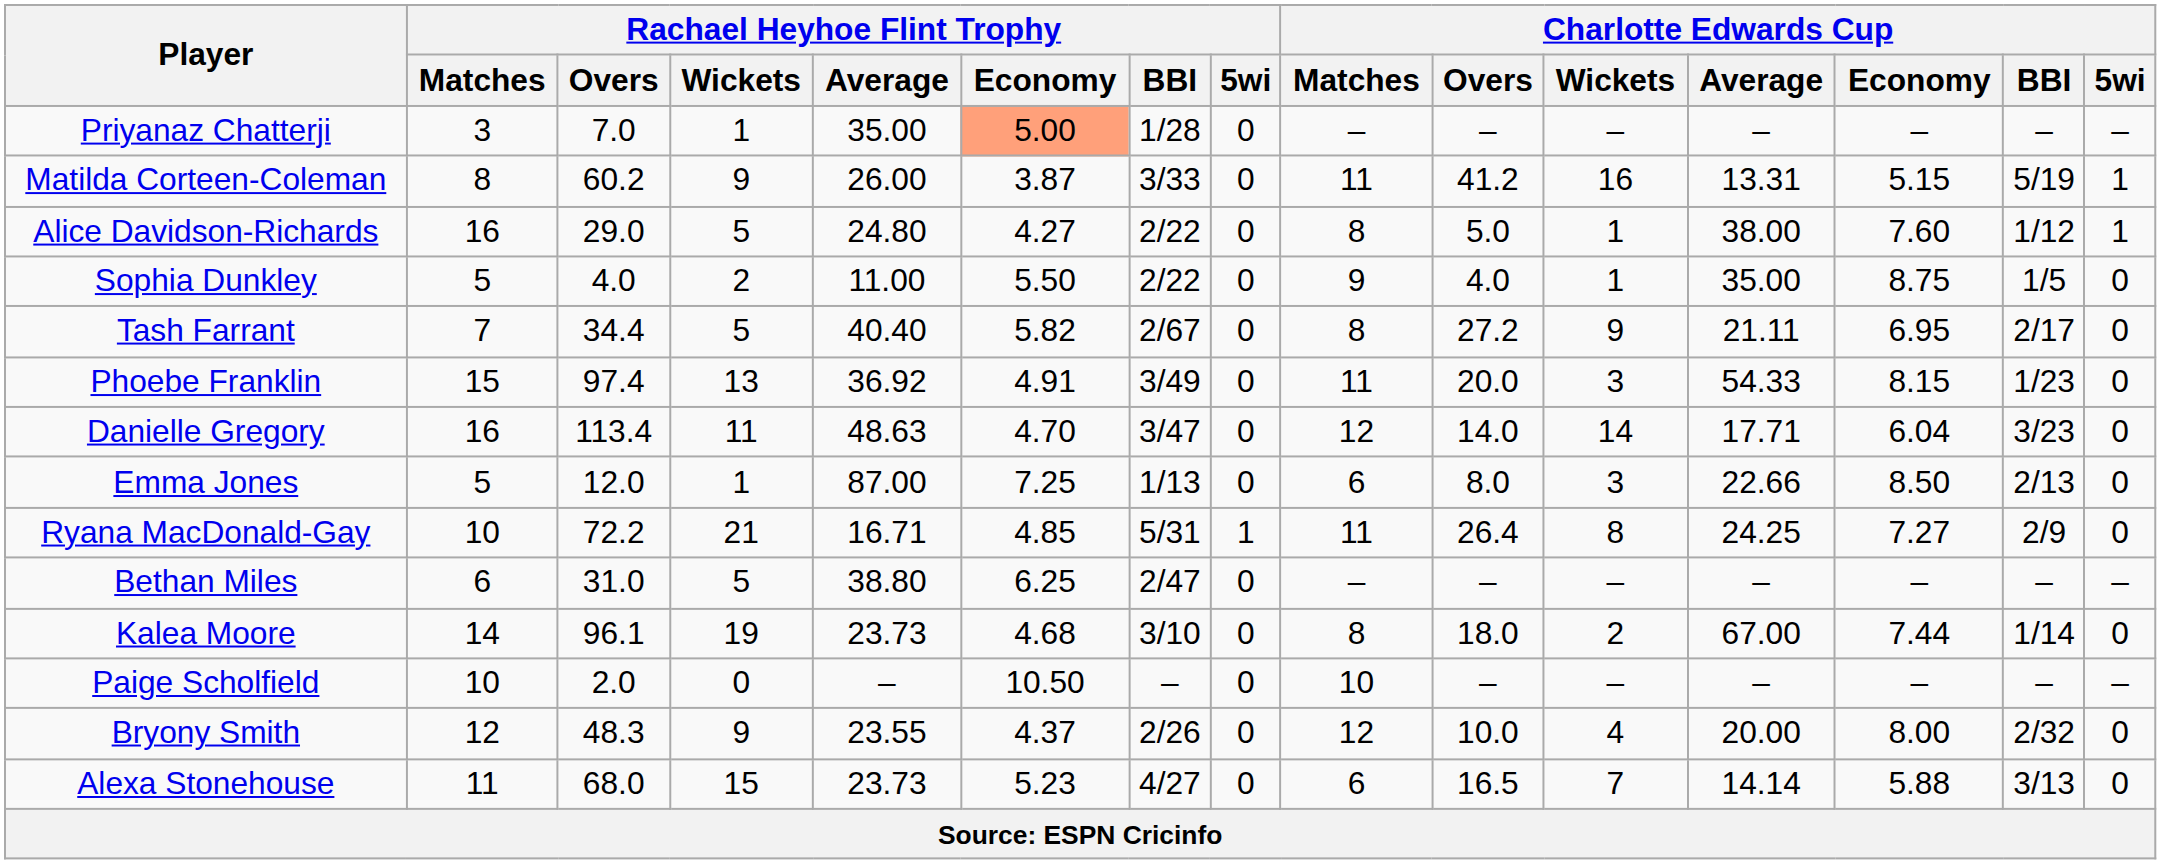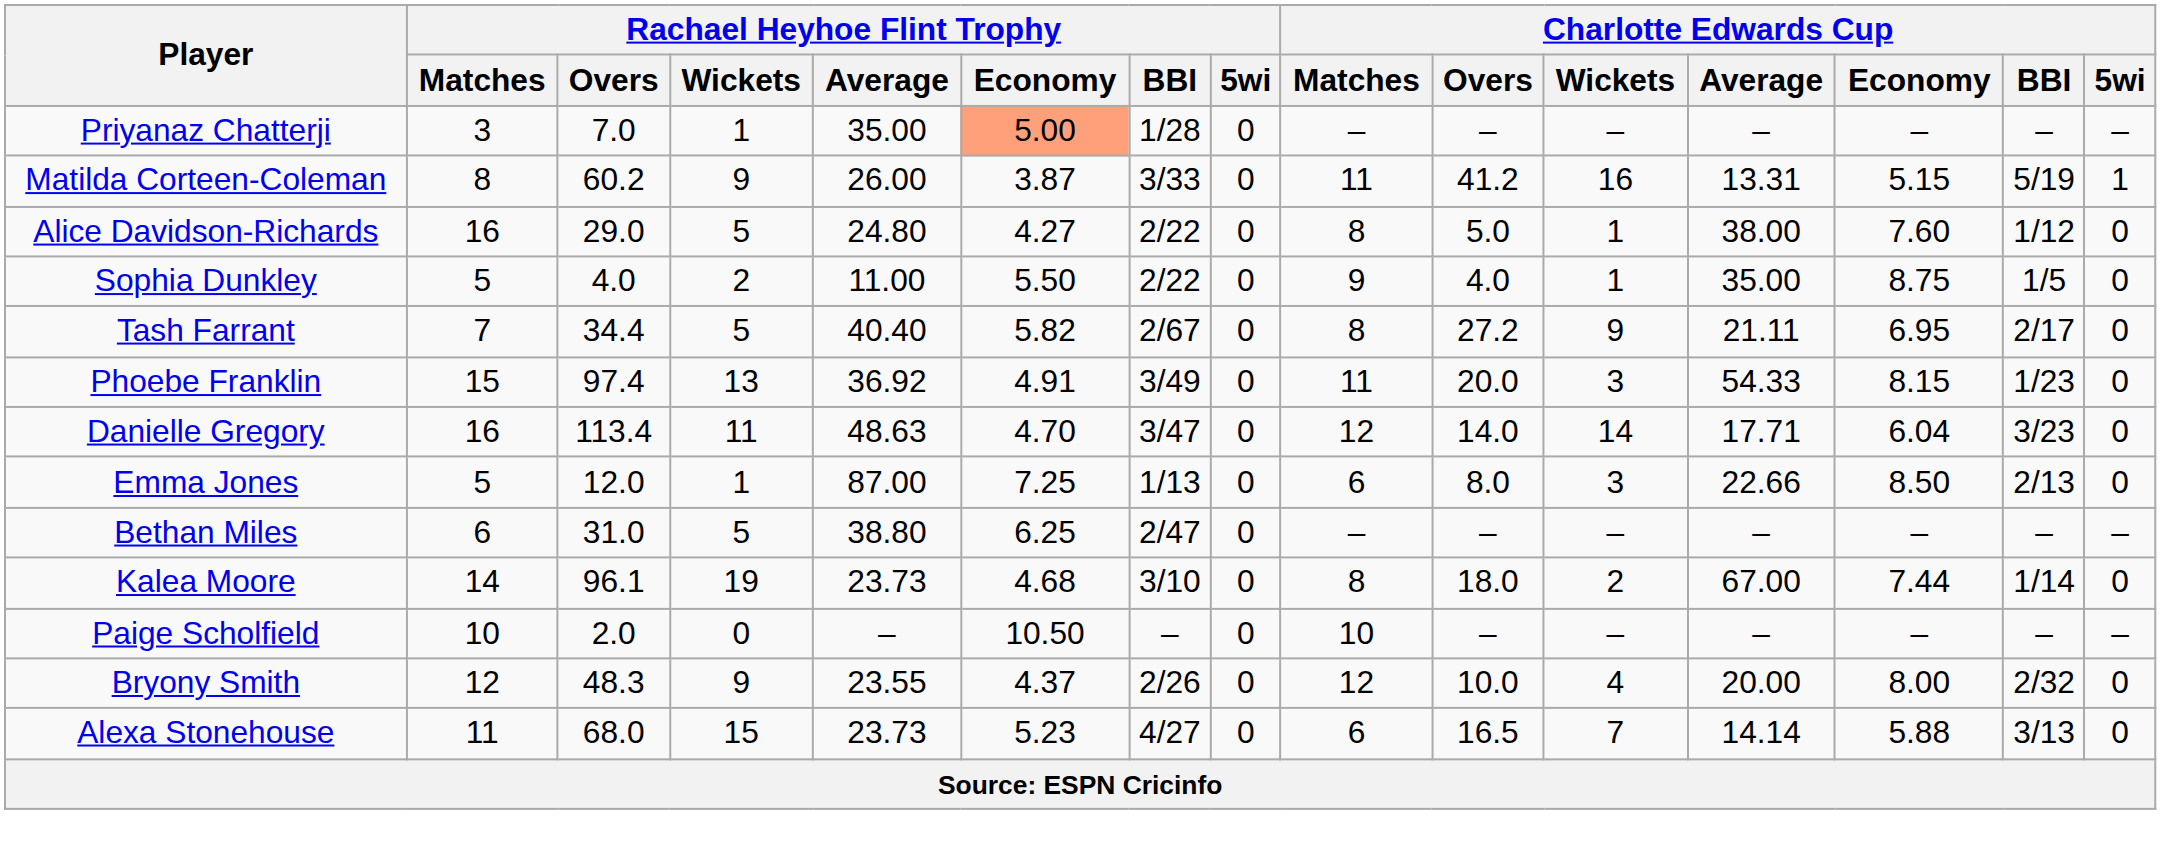(2120, 230) 1 -> (2120, 230) 0
- row: (206, 532)
